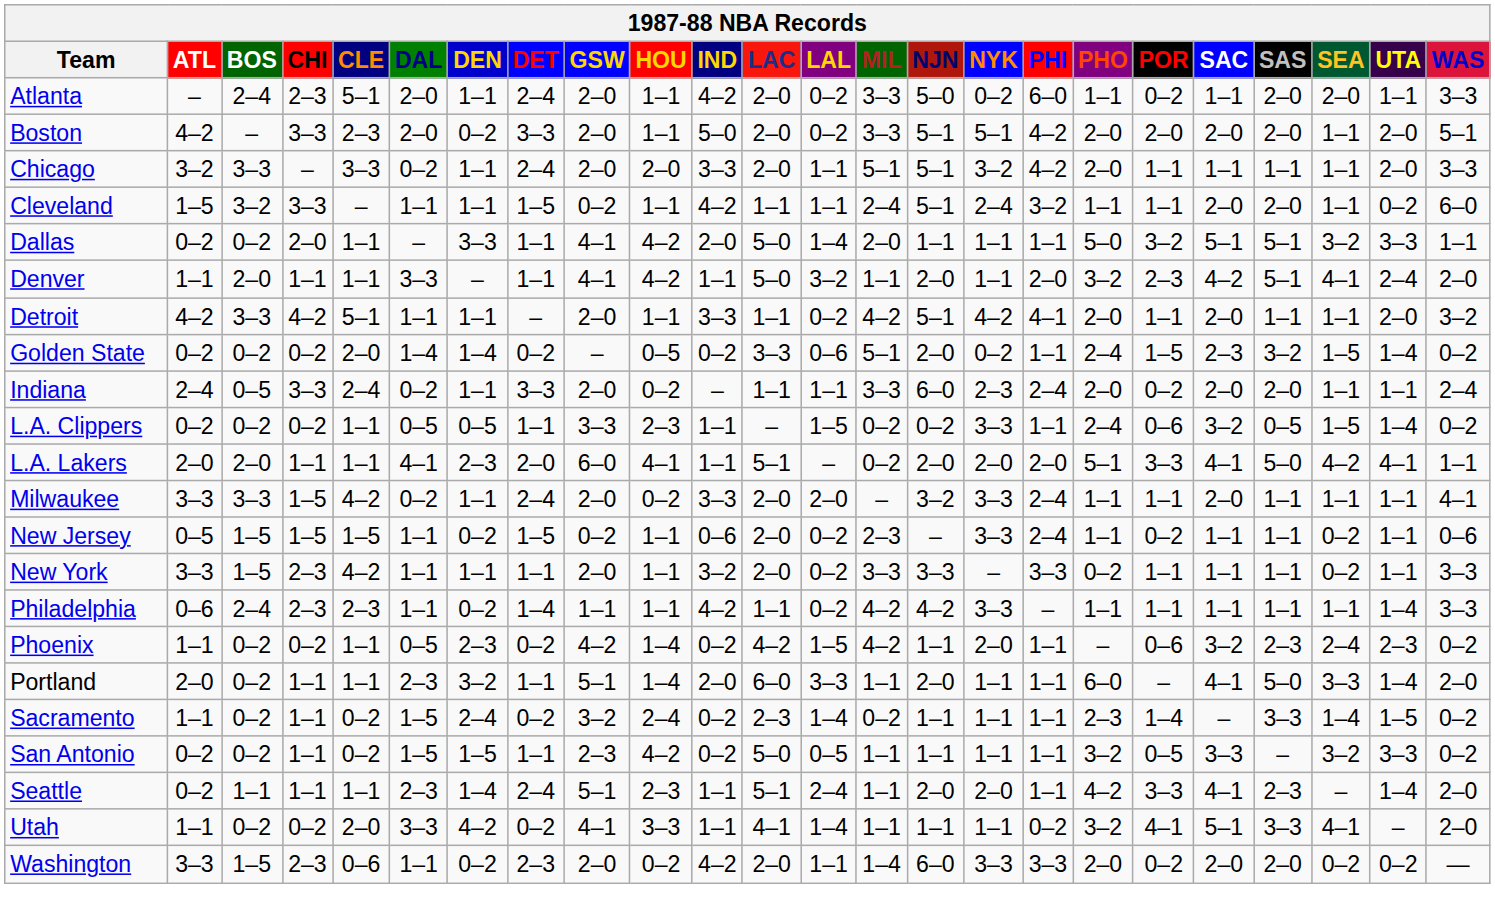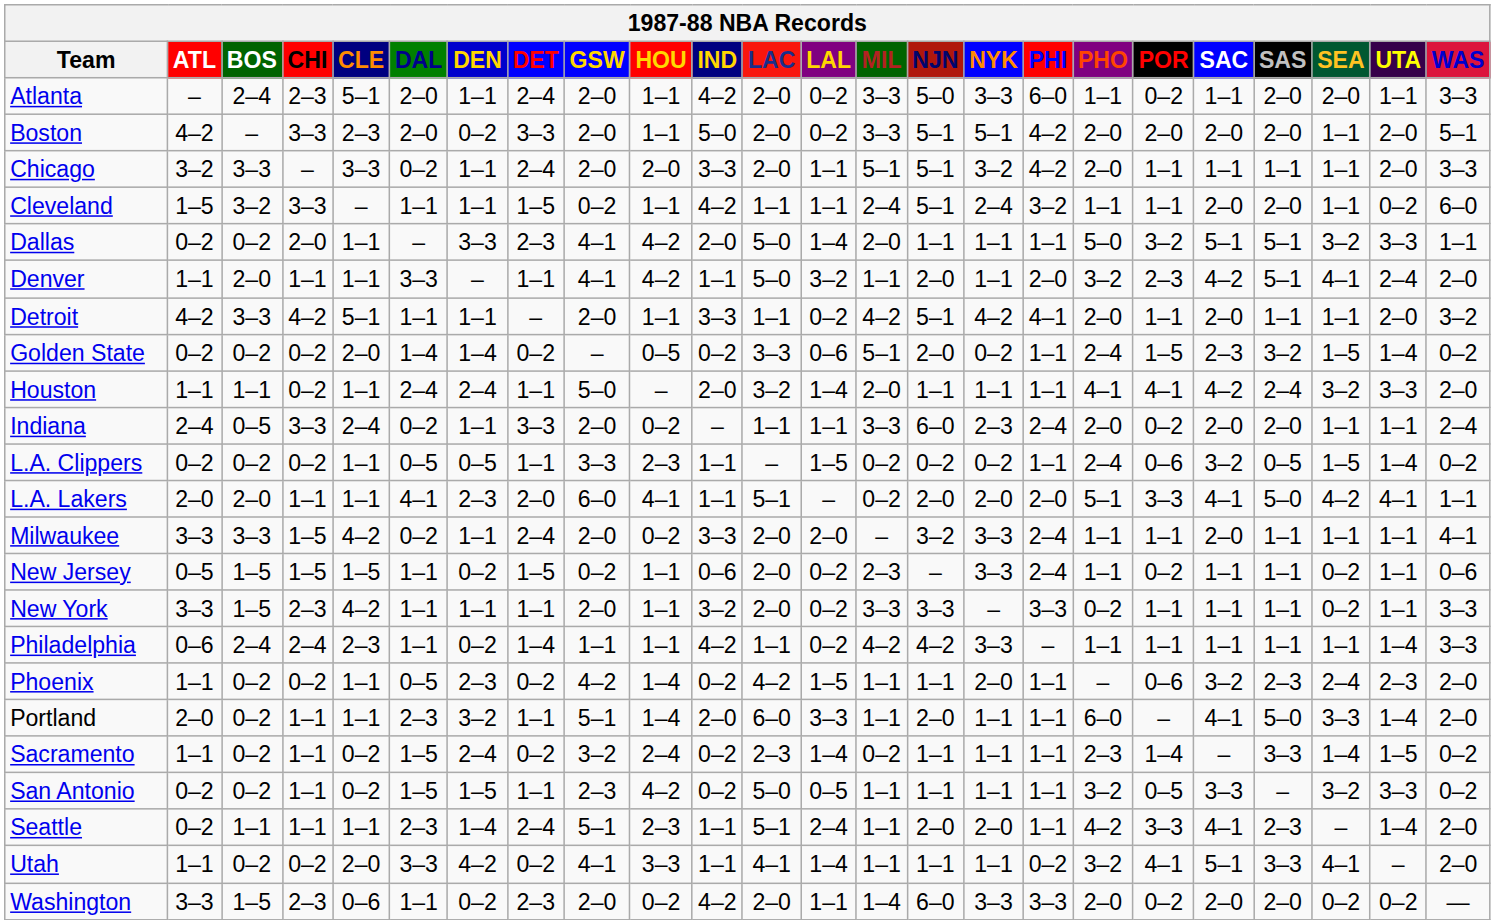(994, 96) 0–2 -> (994, 96) 3–3
(536, 243) 1–1 -> (536, 243) 2–3
+ row: (53, 389)
(994, 426) 3–3 -> (994, 462) 0–2
(307, 608) 2–3 -> (307, 645) 2–4
(882, 645) 4–2 -> (882, 682) 1–1
(1458, 645) 0–2 -> (1458, 682) 2–0
